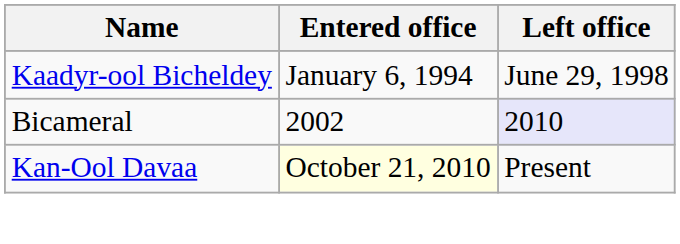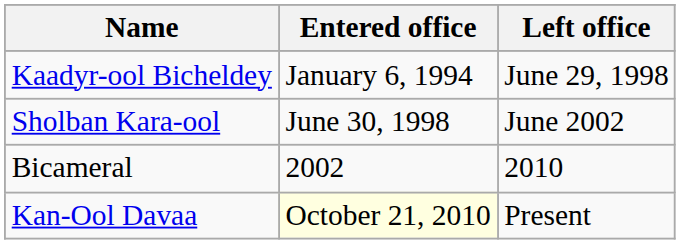+ row: (116, 121)
(534, 121) lavender background -> (534, 167) no background
